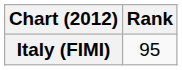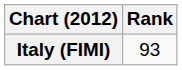(150, 49) 95 -> (150, 49) 93
